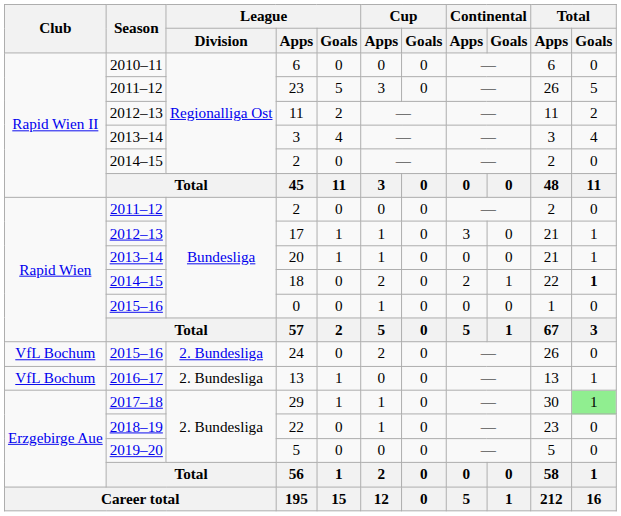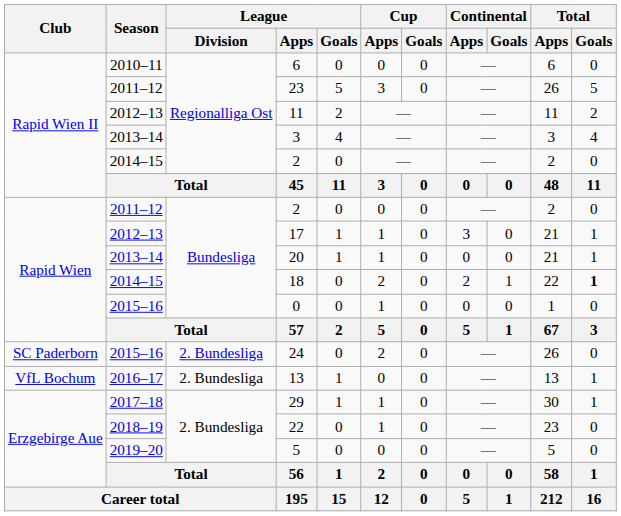(55, 354) VfL Bochum -> (55, 354) SC Paderborn
(594, 402) lightgreen background -> (594, 402) no background
